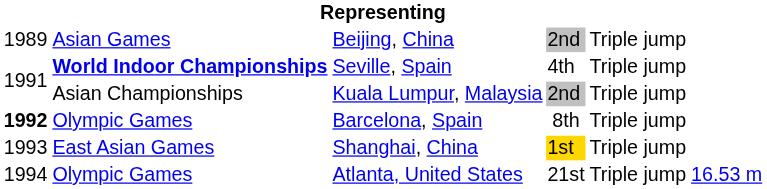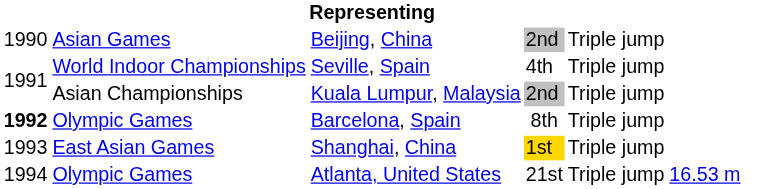(26, 39) 1989 -> (26, 39) 1990
(190, 66) bold -> (179, 66) normal
